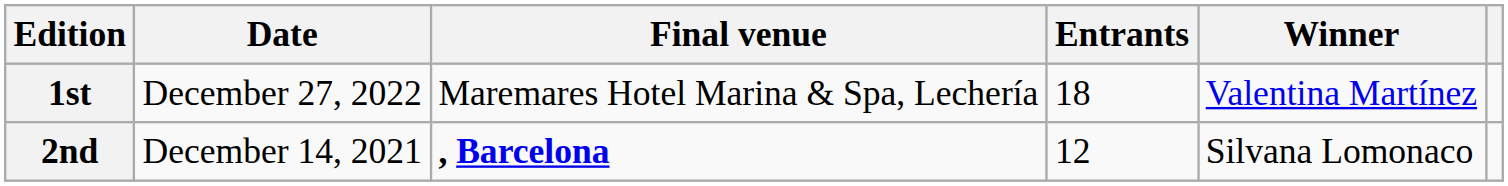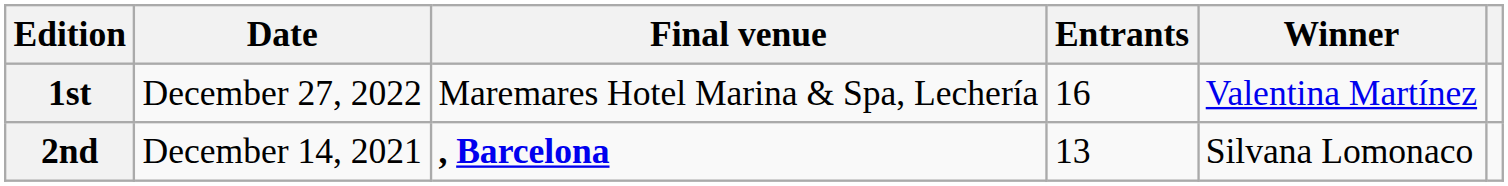(1073, 92) 18 -> (1073, 92) 16
(1073, 151) 12 -> (1073, 151) 13
